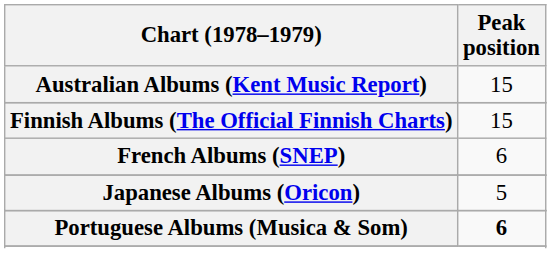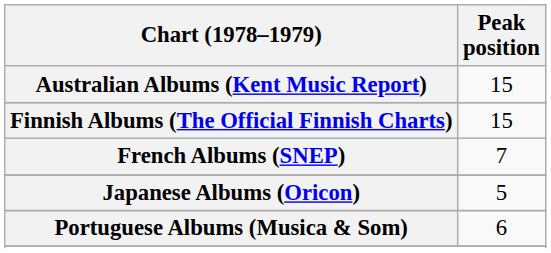(501, 156) 6 -> (501, 156) 7
(501, 228) bold -> (501, 228) normal
